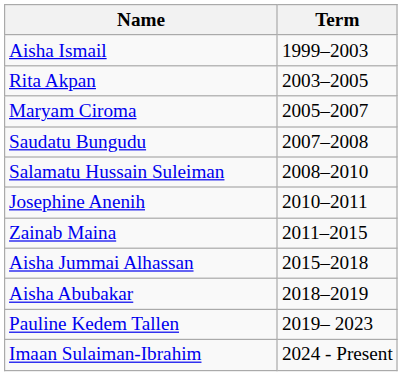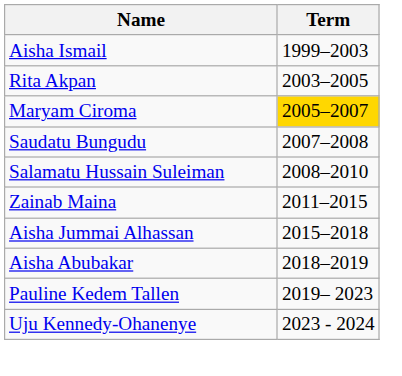(325, 111) no background -> (325, 111) gold background
- row: (77, 202)
+ row: (103, 324)
- row: (105, 354)
